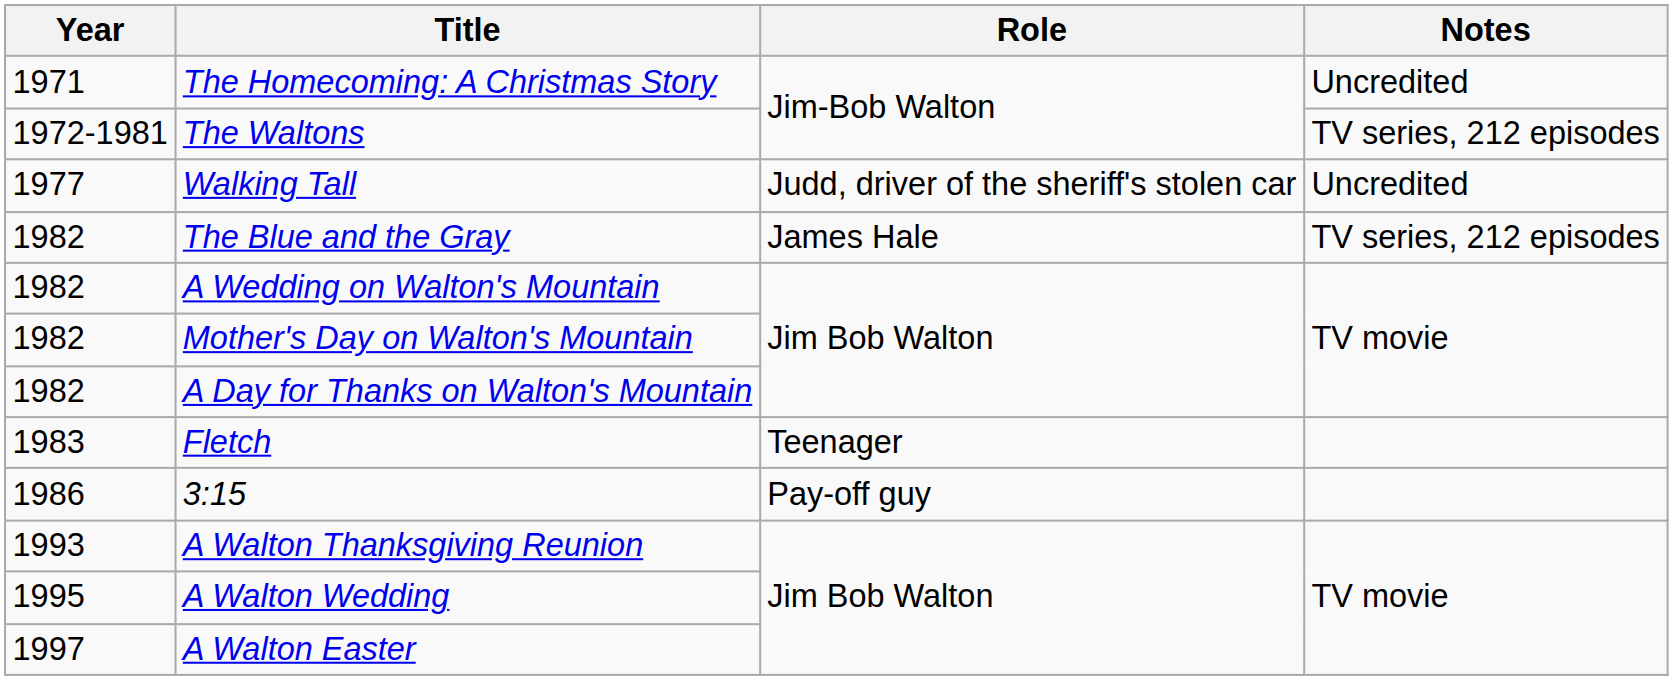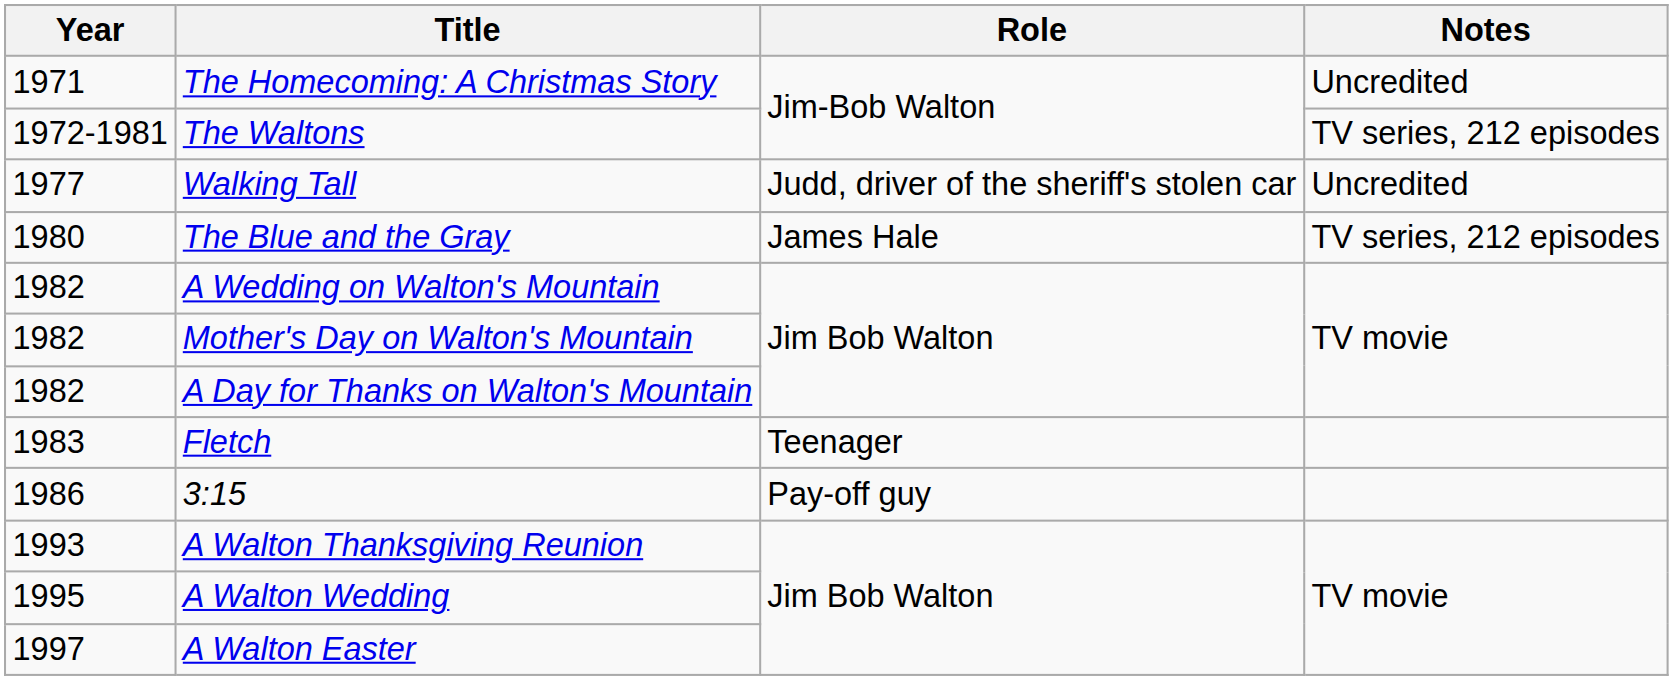(49, 236) 1982 -> (49, 236) 1980
